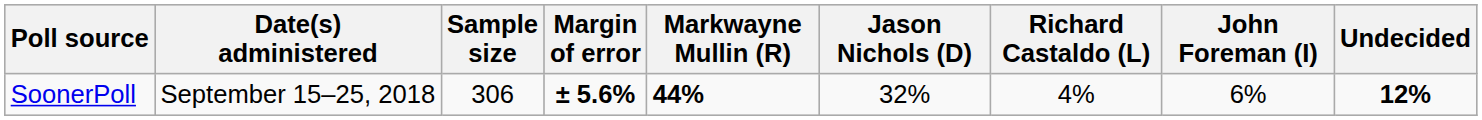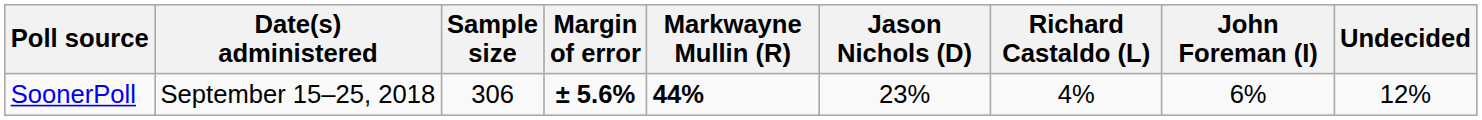(905, 94) 32% -> (905, 94) 23%
(1405, 94) bold -> (1405, 94) normal
